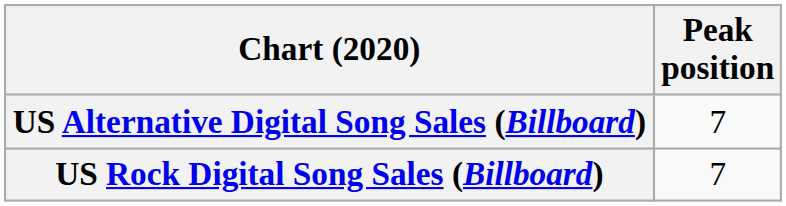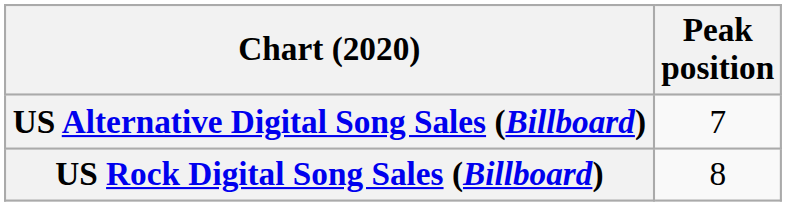(718, 173) 7 -> (718, 173) 8
